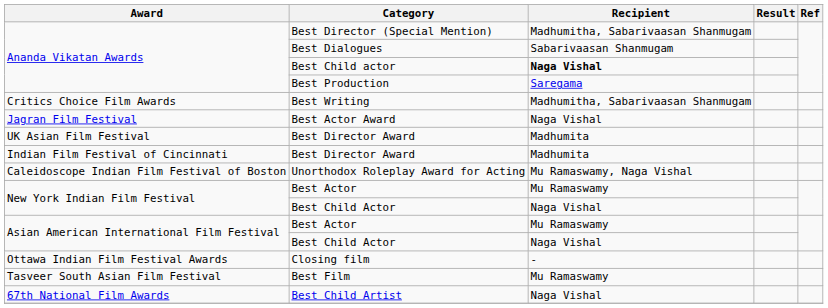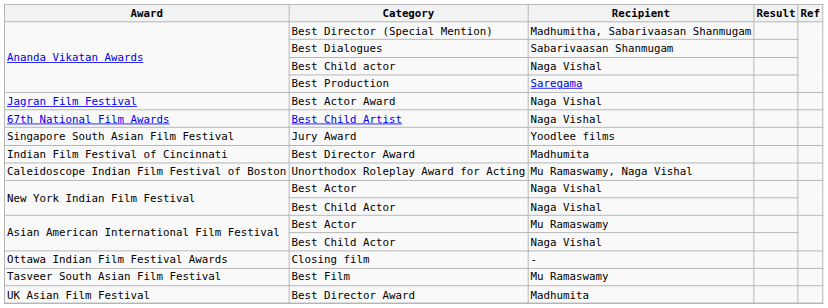(566, 66) bold -> (566, 66) normal
- row: (91, 101)
rows swapped: (78, 136) <-> (88, 295)
+ row: (121, 136)
(569, 189) Mu Ramaswamy -> (566, 189) Naga Vishal
